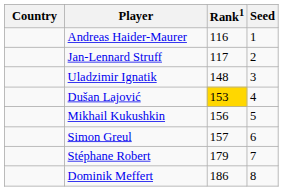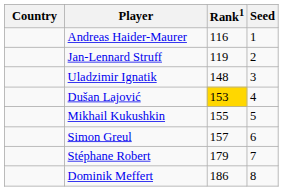(219, 57) 117 -> (219, 57) 119
(219, 116) 156 -> (219, 116) 155
